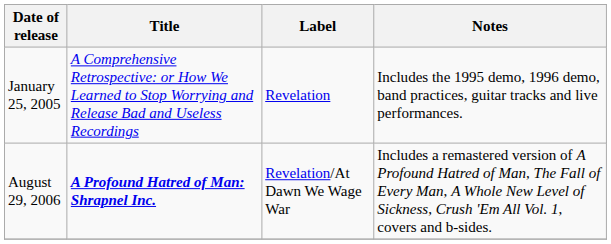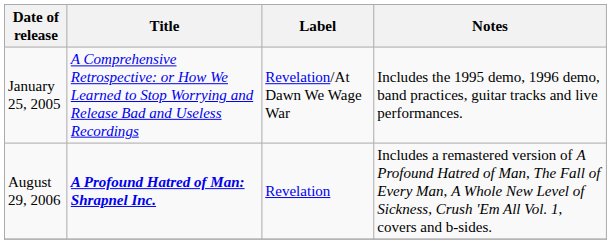(298, 95) Revelation -> (313, 95) Revelation/At Dawn We Wage War
(313, 191) Revelation/At Dawn We Wage War -> (298, 191) Revelation
